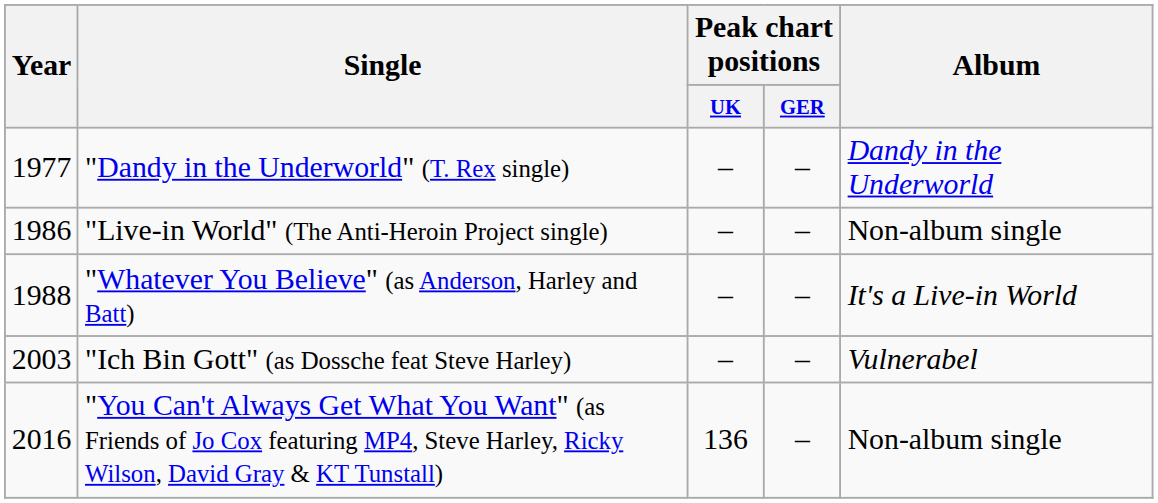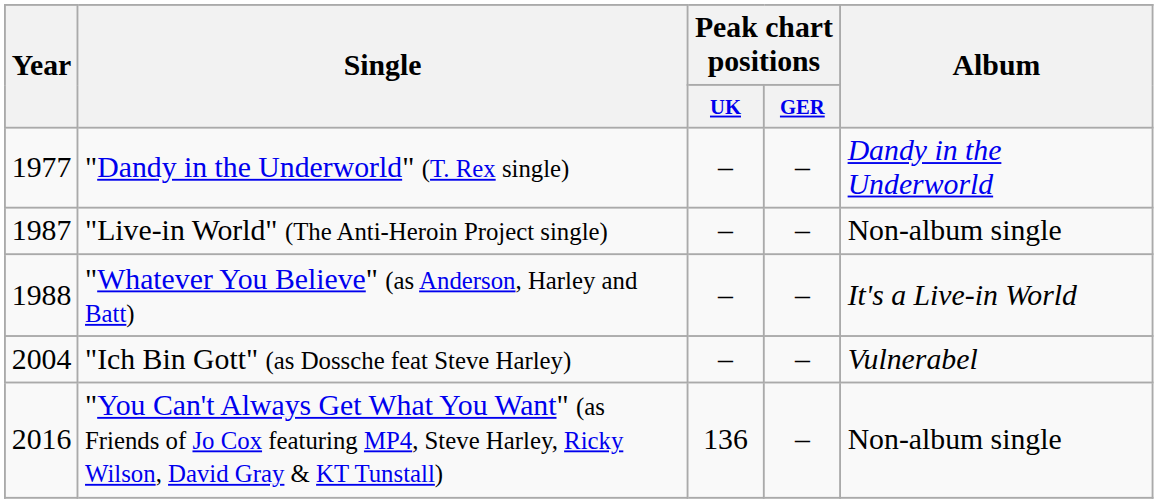(42, 230) 1986 -> (42, 230) 1987
(42, 358) 2003 -> (42, 358) 2004
